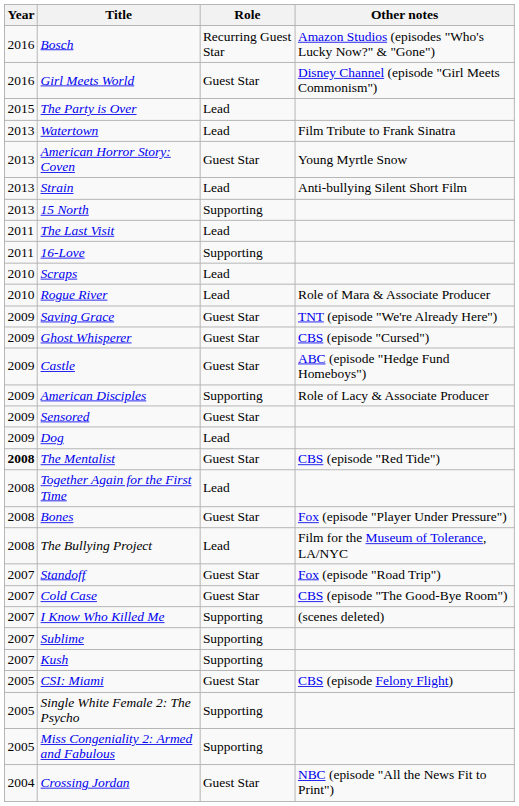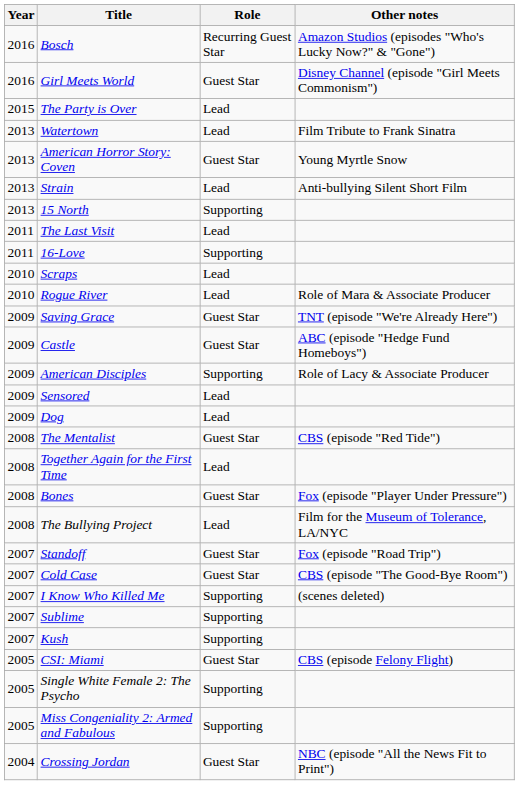- row: (86, 337)
(231, 416) Guest Star -> (216, 395) Lead
(21, 459) bold -> (21, 437) normal
